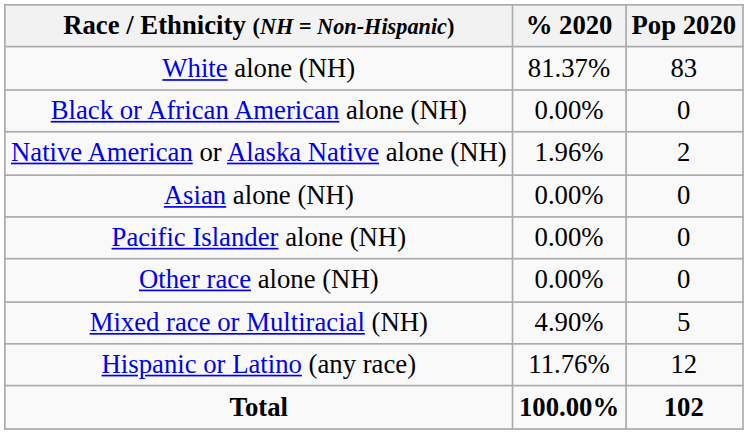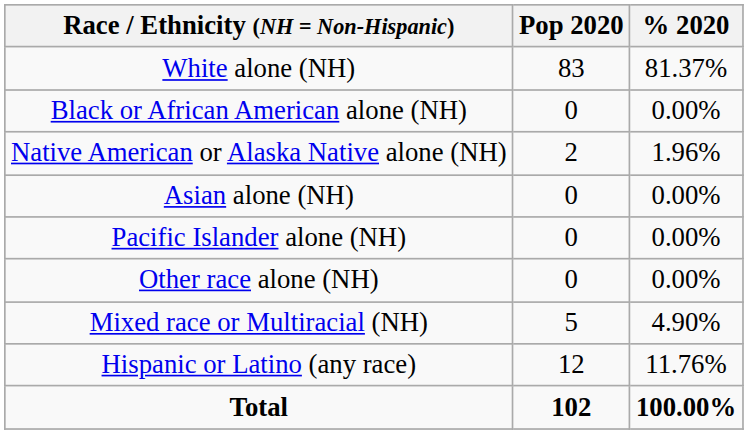columns swapped: (684, 25) <-> (569, 25)
